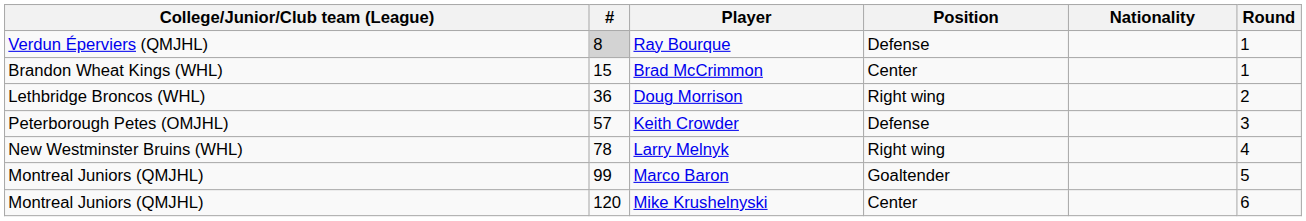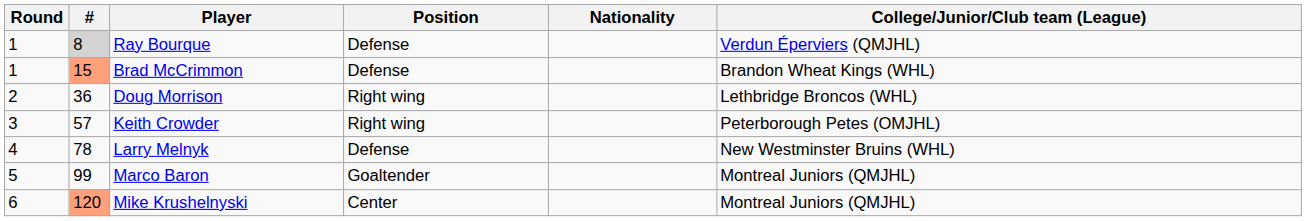columns swapped: (1269, 17) <-> (297, 17)
(603, 70) no background -> (82, 70) lightsalmon background
(892, 70) Center -> (378, 70) Defense
(898, 123) Defense -> (386, 123) Right wing
(906, 149) Right wing -> (378, 149) Defense
(607, 202) no background -> (87, 202) lightsalmon background
